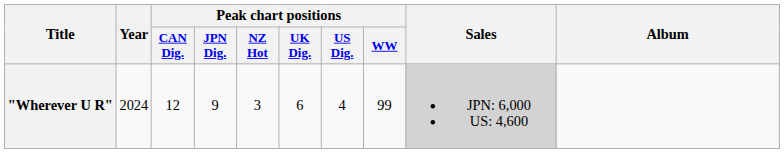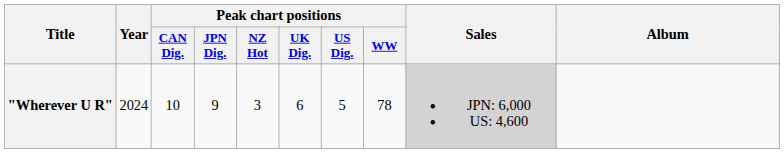(173, 106) 12 -> (173, 106) 10
(342, 106) 4 -> (342, 106) 5
(385, 106) 99 -> (385, 106) 78
